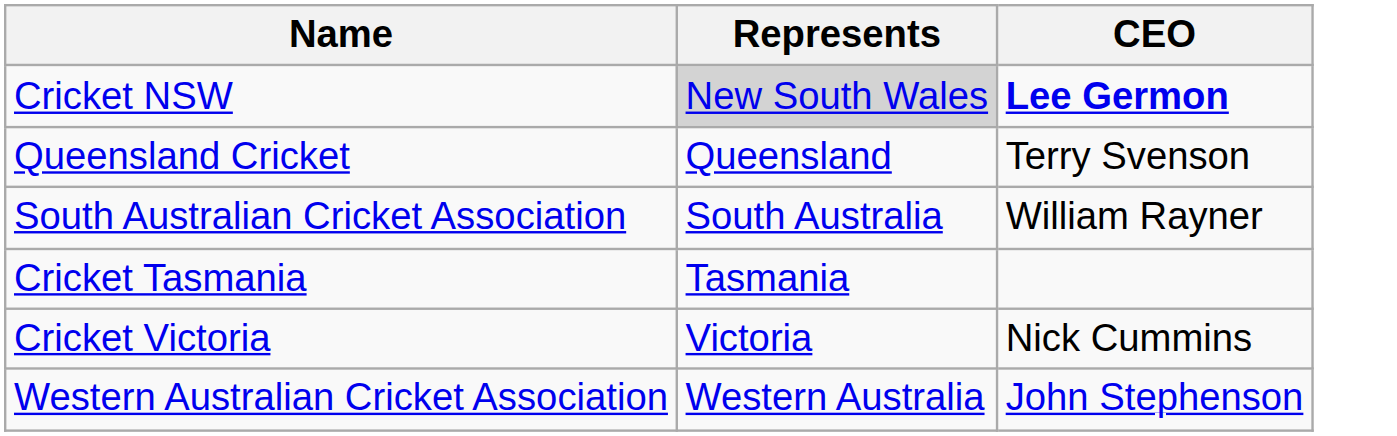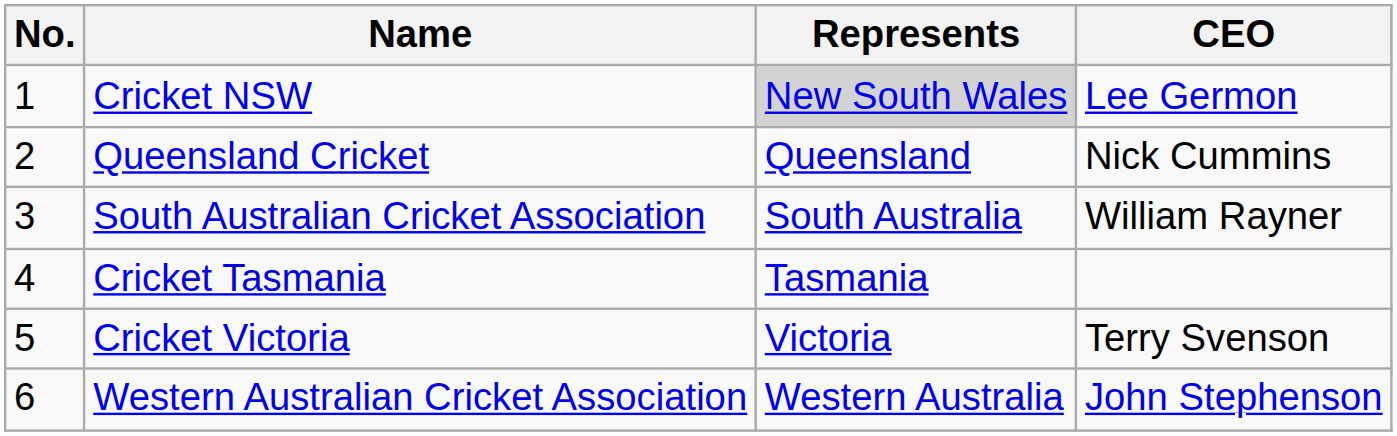+ column: (45, 34)
(1117, 95) bold -> (1191, 95) normal
(1128, 156) Terry Svenson -> (1208, 156) Nick Cummins
(1129, 338) Nick Cummins -> (1207, 338) Terry Svenson
